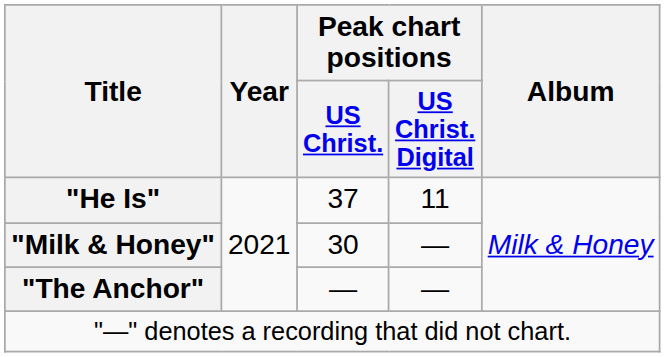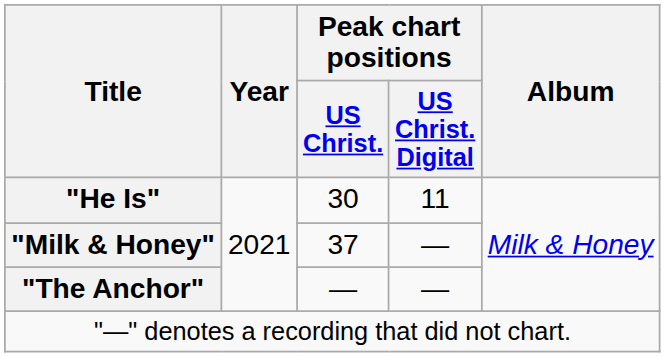(343, 199) 37 -> (343, 199) 30
(343, 244) 30 -> (343, 244) 37
